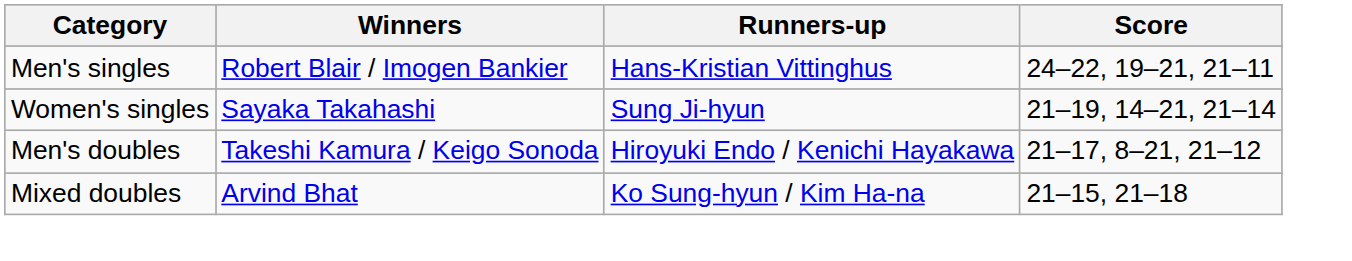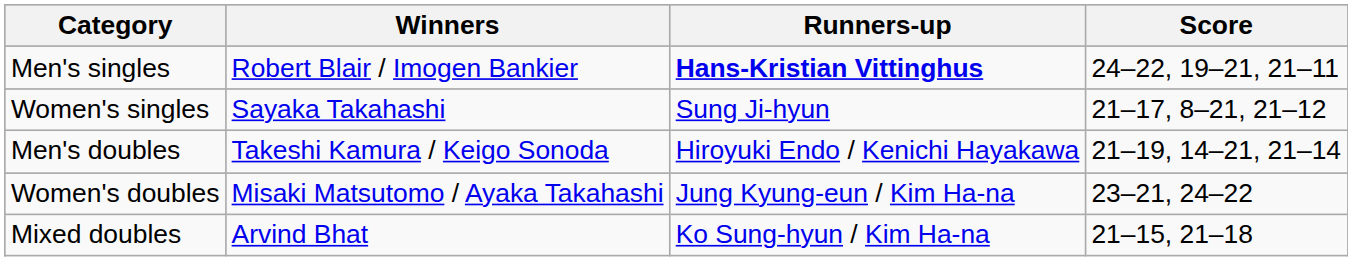(751, 67) normal -> (829, 67) bold
(1151, 109) 21–19, 14–21, 21–14 -> (1209, 109) 21–17, 8–21, 21–12
(1144, 151) 21–17, 8–21, 21–12 -> (1216, 151) 21–19, 14–21, 21–14
+ row: (115, 192)
